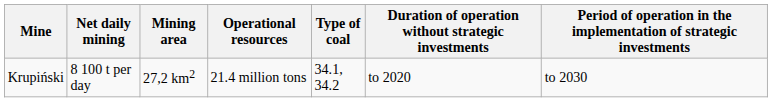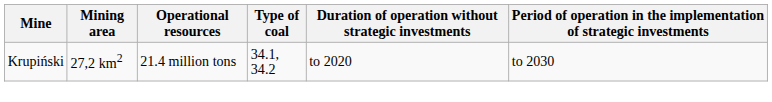- column: (104, 31)
